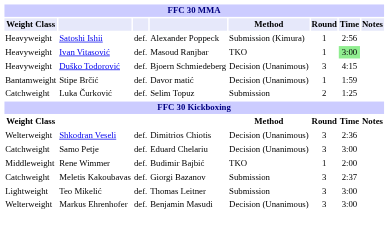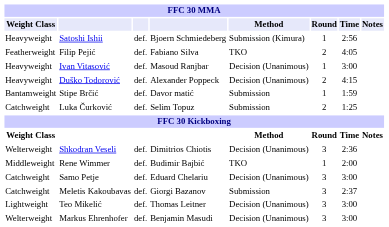(185, 38) Alexander Poppeck -> (188, 38) Bjoern Schmiedeberg
+ row: (77, 52)
(238, 52) TKO -> (269, 66) Decision (Unanimous)
(349, 52) lightgreen background -> (349, 66) no background
(188, 66) Bjoern Schmiedeberg -> (185, 80) Alexander Poppeck
(324, 66) 3 -> (324, 80) 2
(269, 80) Decision (Unanimous) -> (250, 94) Submission
rows swapped: (79, 149) <-> (85, 163)
(250, 191) Submission -> (269, 204) Decision (Unanimous)
